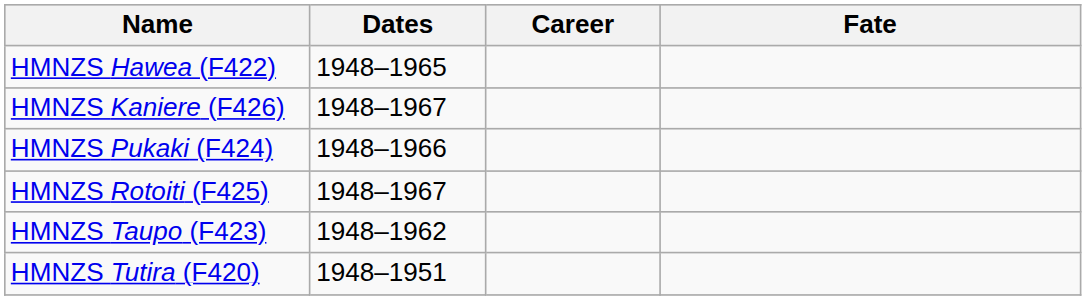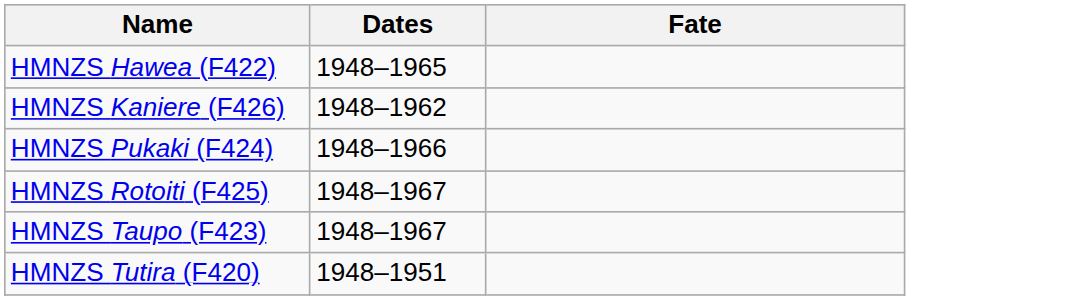- column: (573, 25)
(382, 107) 1948–1967 -> (382, 107) 1948–1962
(382, 231) 1948–1962 -> (382, 231) 1948–1967
